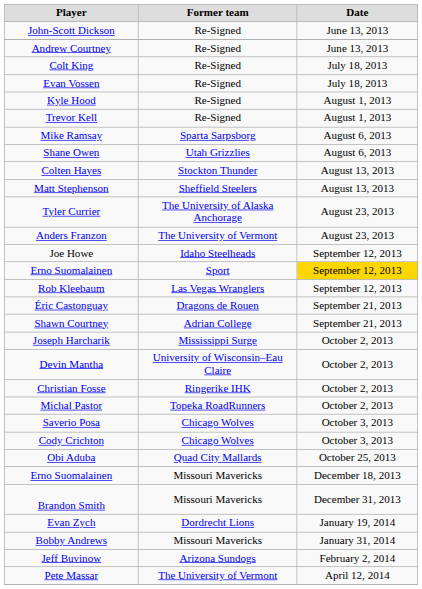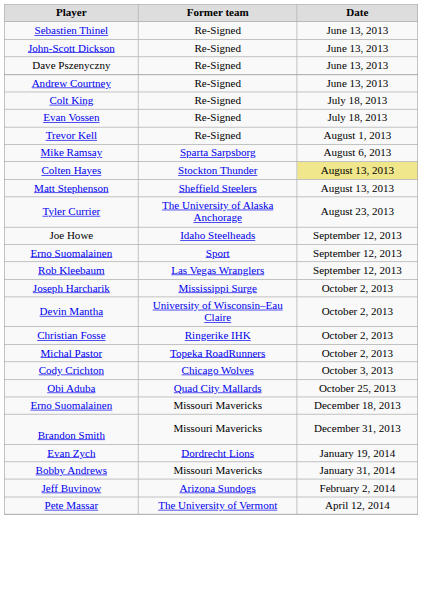+ row: (71, 30)
+ row: (71, 65)
- row: (71, 100)
- row: (71, 153)
(357, 170) no background -> (357, 170) khaki background
- row: (71, 235)
(357, 270) gold background -> (357, 253) no background
- row: (71, 305)
- row: (71, 323)
- row: (71, 423)
